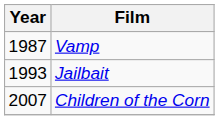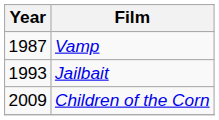(28, 100) 2007 -> (28, 100) 2009
